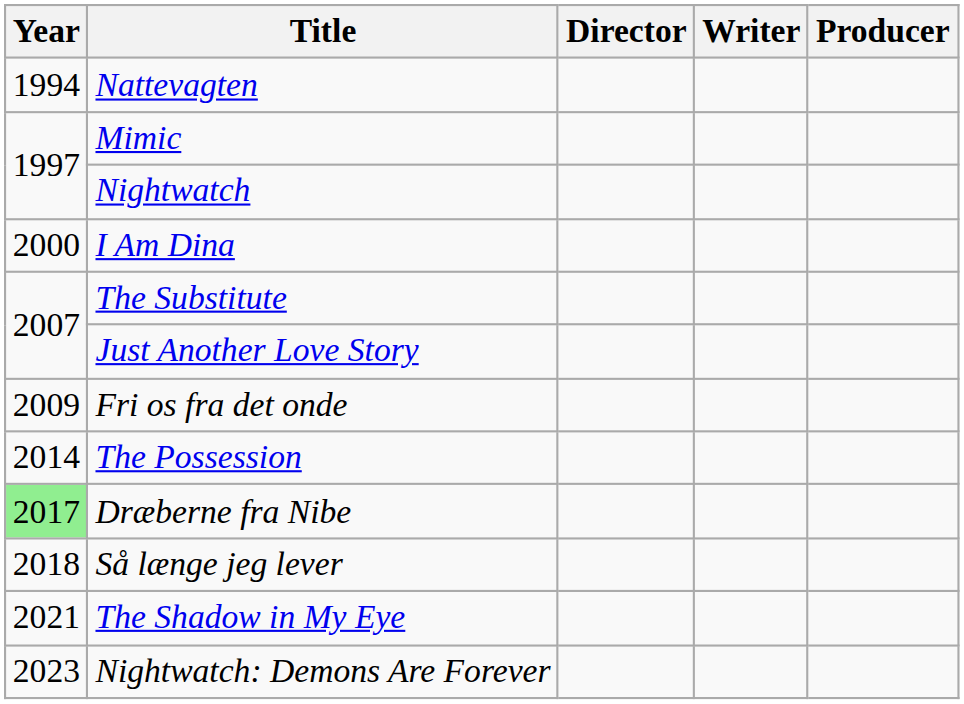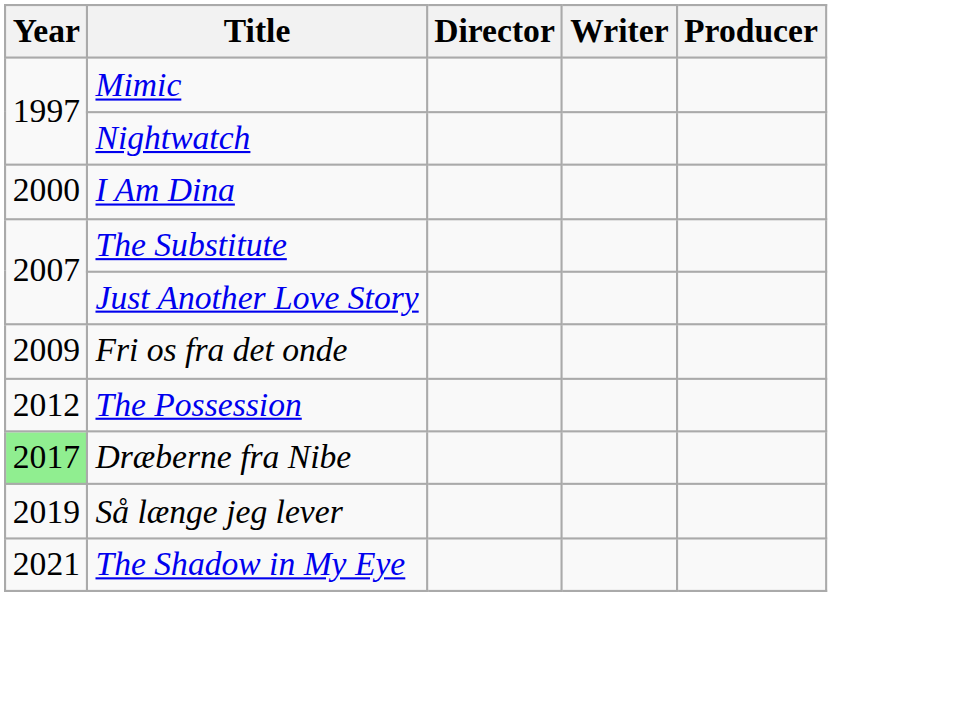- row: (177, 84)
(46, 457) 2014 -> (46, 404) 2012
(46, 564) 2018 -> (46, 510) 2019
- row: (323, 670)
